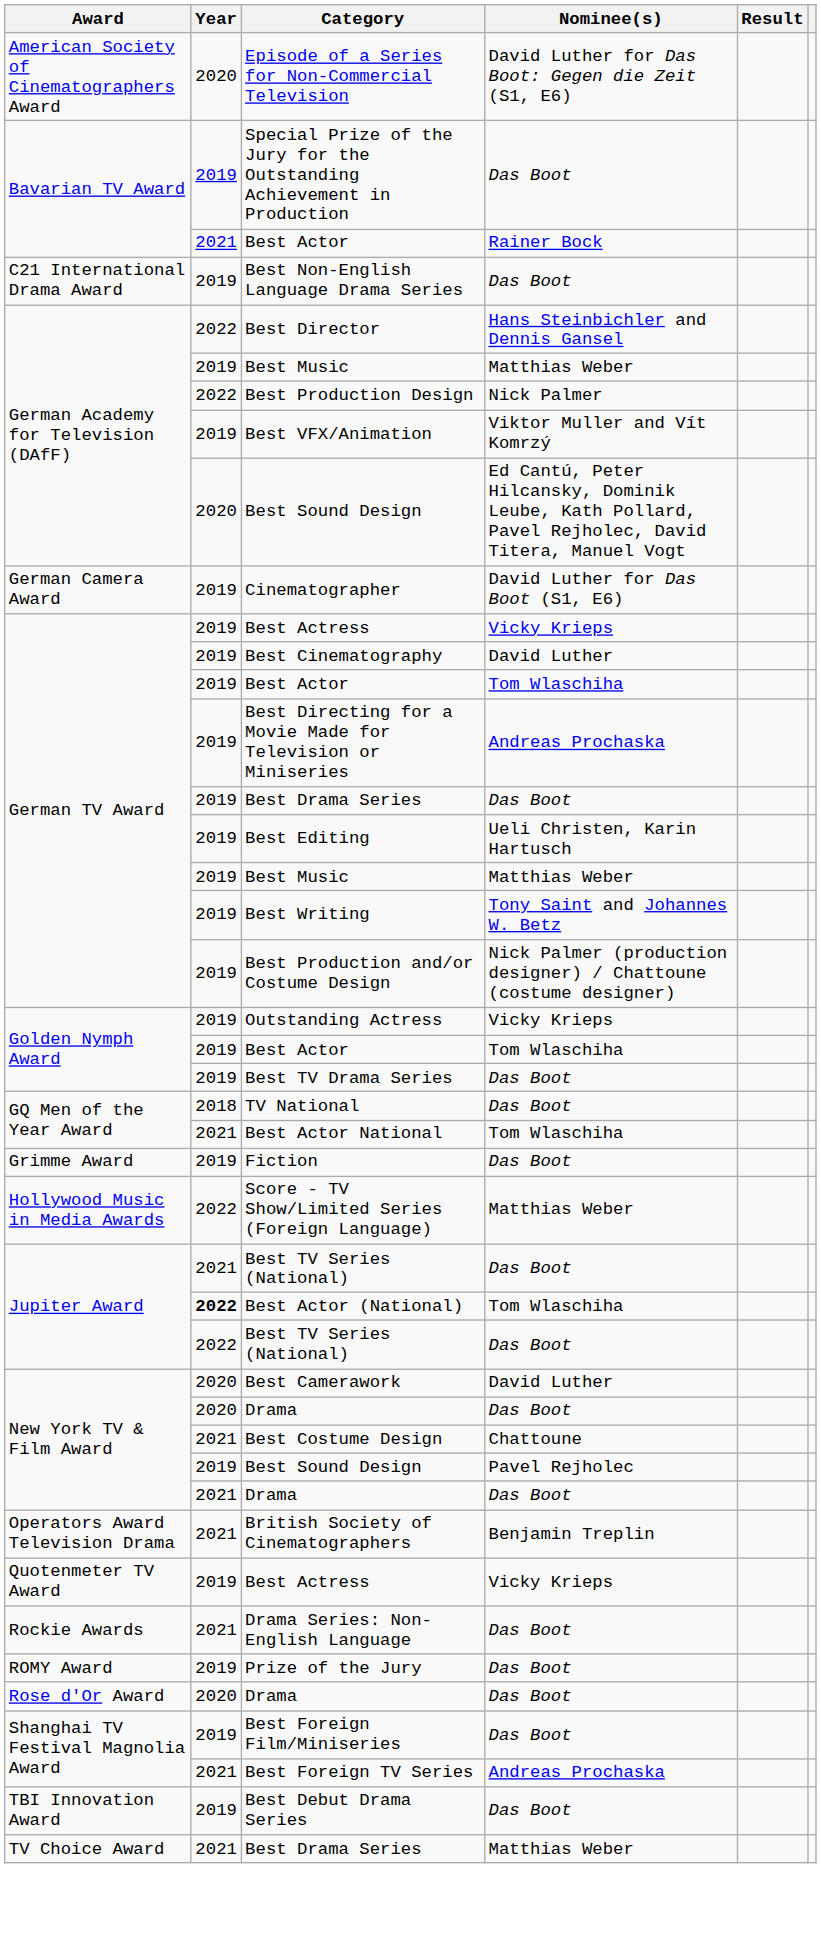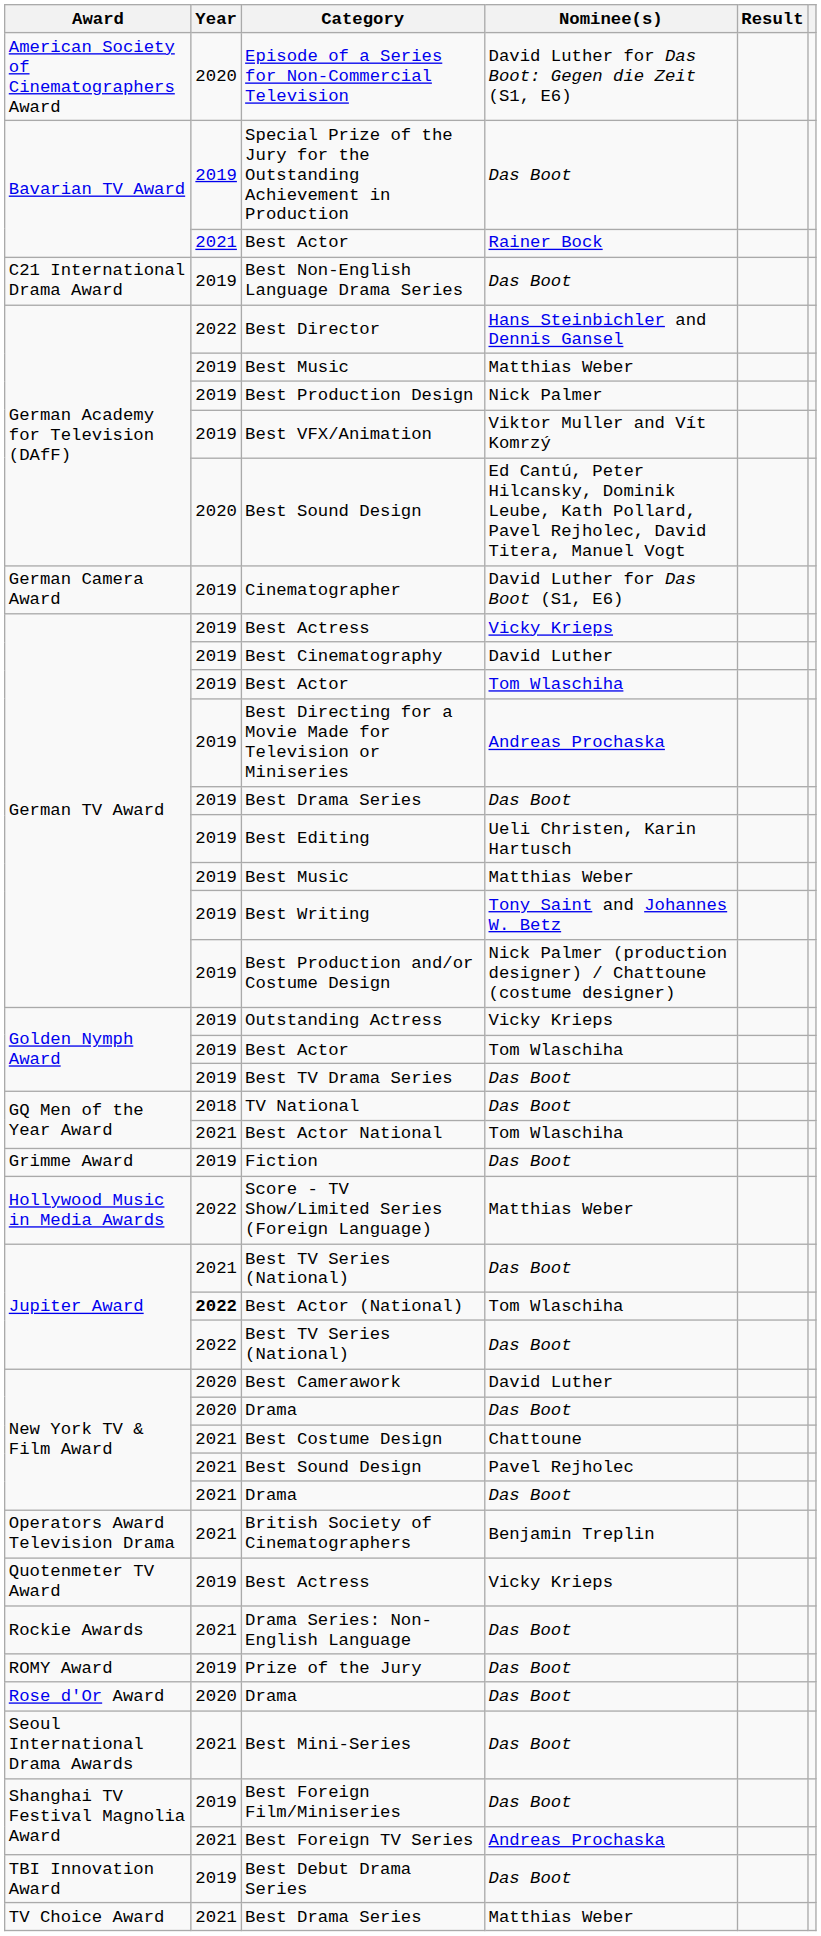(216, 396) 2022 -> (216, 396) 2019
(216, 1467) 2019 -> (216, 1467) 2021
+ row: (76, 1744)
